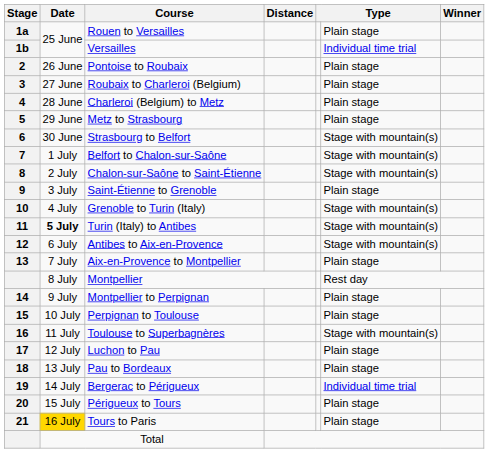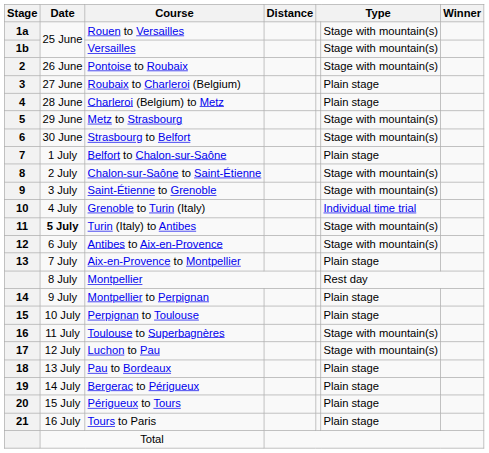(351, 31) Plain stage -> (381, 31) Stage with mountain(s)
(370, 48) Individual time trial -> (381, 48) Stage with mountain(s)
(351, 66) Plain stage -> (381, 66) Stage with mountain(s)
(351, 119) Plain stage -> (381, 119) Stage with mountain(s)
(381, 155) Stage with mountain(s) -> (351, 155) Plain stage
(351, 191) Plain stage -> (381, 191) Stage with mountain(s)
(381, 208) Stage with mountain(s) -> (370, 208) Individual time trial
(351, 350) Plain stage -> (381, 350) Stage with mountain(s)
(370, 386) Individual time trial -> (351, 386) Plain stage
(63, 421) gold background -> (63, 421) no background
